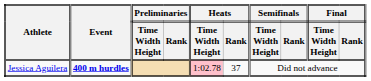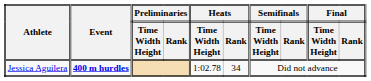(207, 68) pink background -> (207, 68) no background
(236, 68) 37 -> (236, 68) 34
